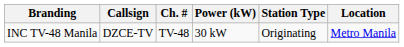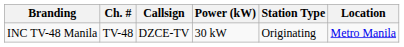columns swapped: (128, 13) <-> (174, 13)
